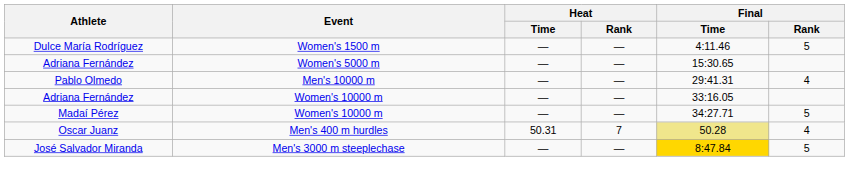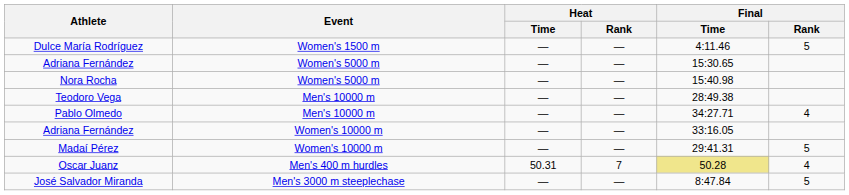+ row: (88, 80)
+ row: (88, 97)
(713, 80) 29:41.31 -> (713, 114) 34:27.71
(713, 114) 34:27.71 -> (713, 148) 29:41.31
(713, 148) gold background -> (713, 181) no background
